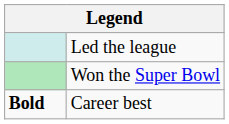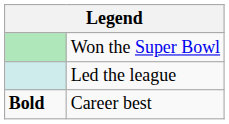rows swapped: (145, 75) <-> (123, 47)
